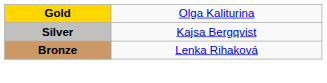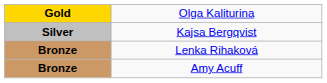+ row: (217, 68)
